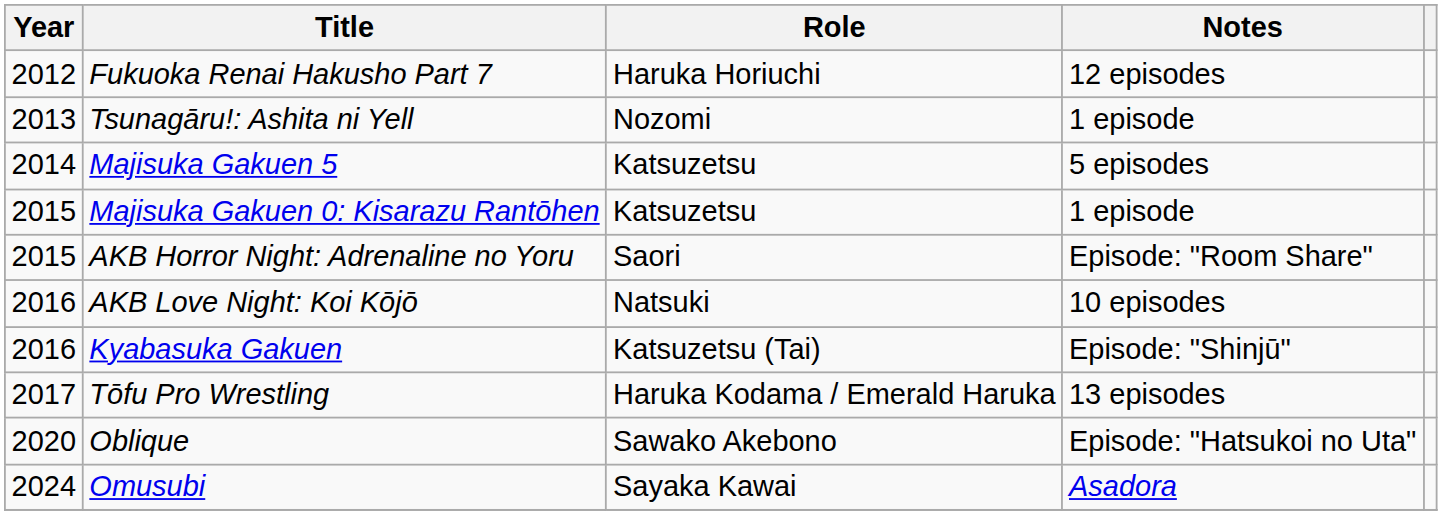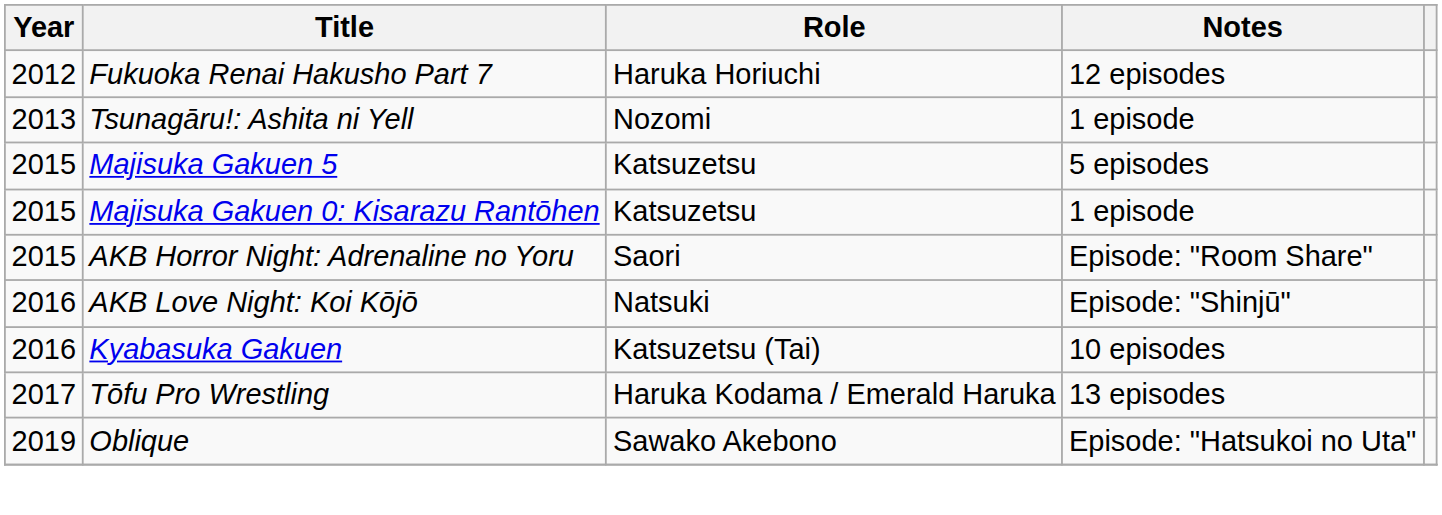(44, 165) 2014 -> (44, 165) 2015
(1147, 303) 10 episodes -> (1180, 303) Episode: "Shinjū"
(1180, 348) Episode: "Shinjū" -> (1147, 348) 10 episodes
(44, 440) 2020 -> (44, 440) 2019
- row: (147, 486)
